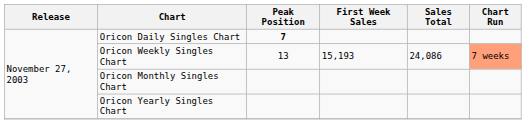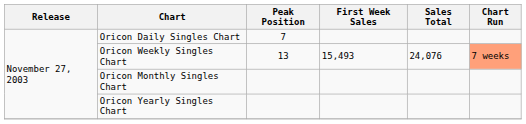(283, 37) bold -> (283, 37) normal
(338, 56) 15,193 -> (338, 56) 15,493
(426, 56) 24,086 -> (426, 56) 24,076
